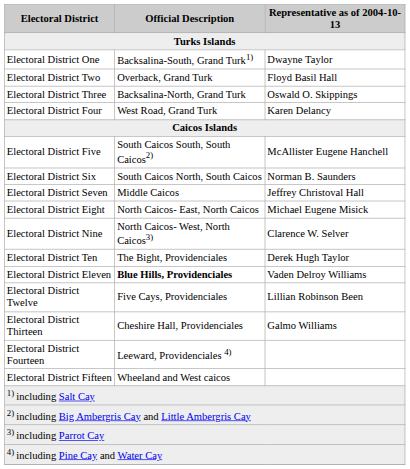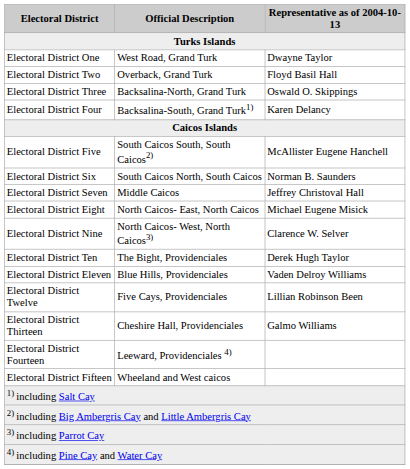(186, 59) Backsalina-South, Grand Turk1) -> (167, 58) West Road, Grand Turk
(167, 111) West Road, Grand Turk -> (186, 109) Backsalina-South, Grand Turk1)
(175, 274) bold -> (173, 274) normal
